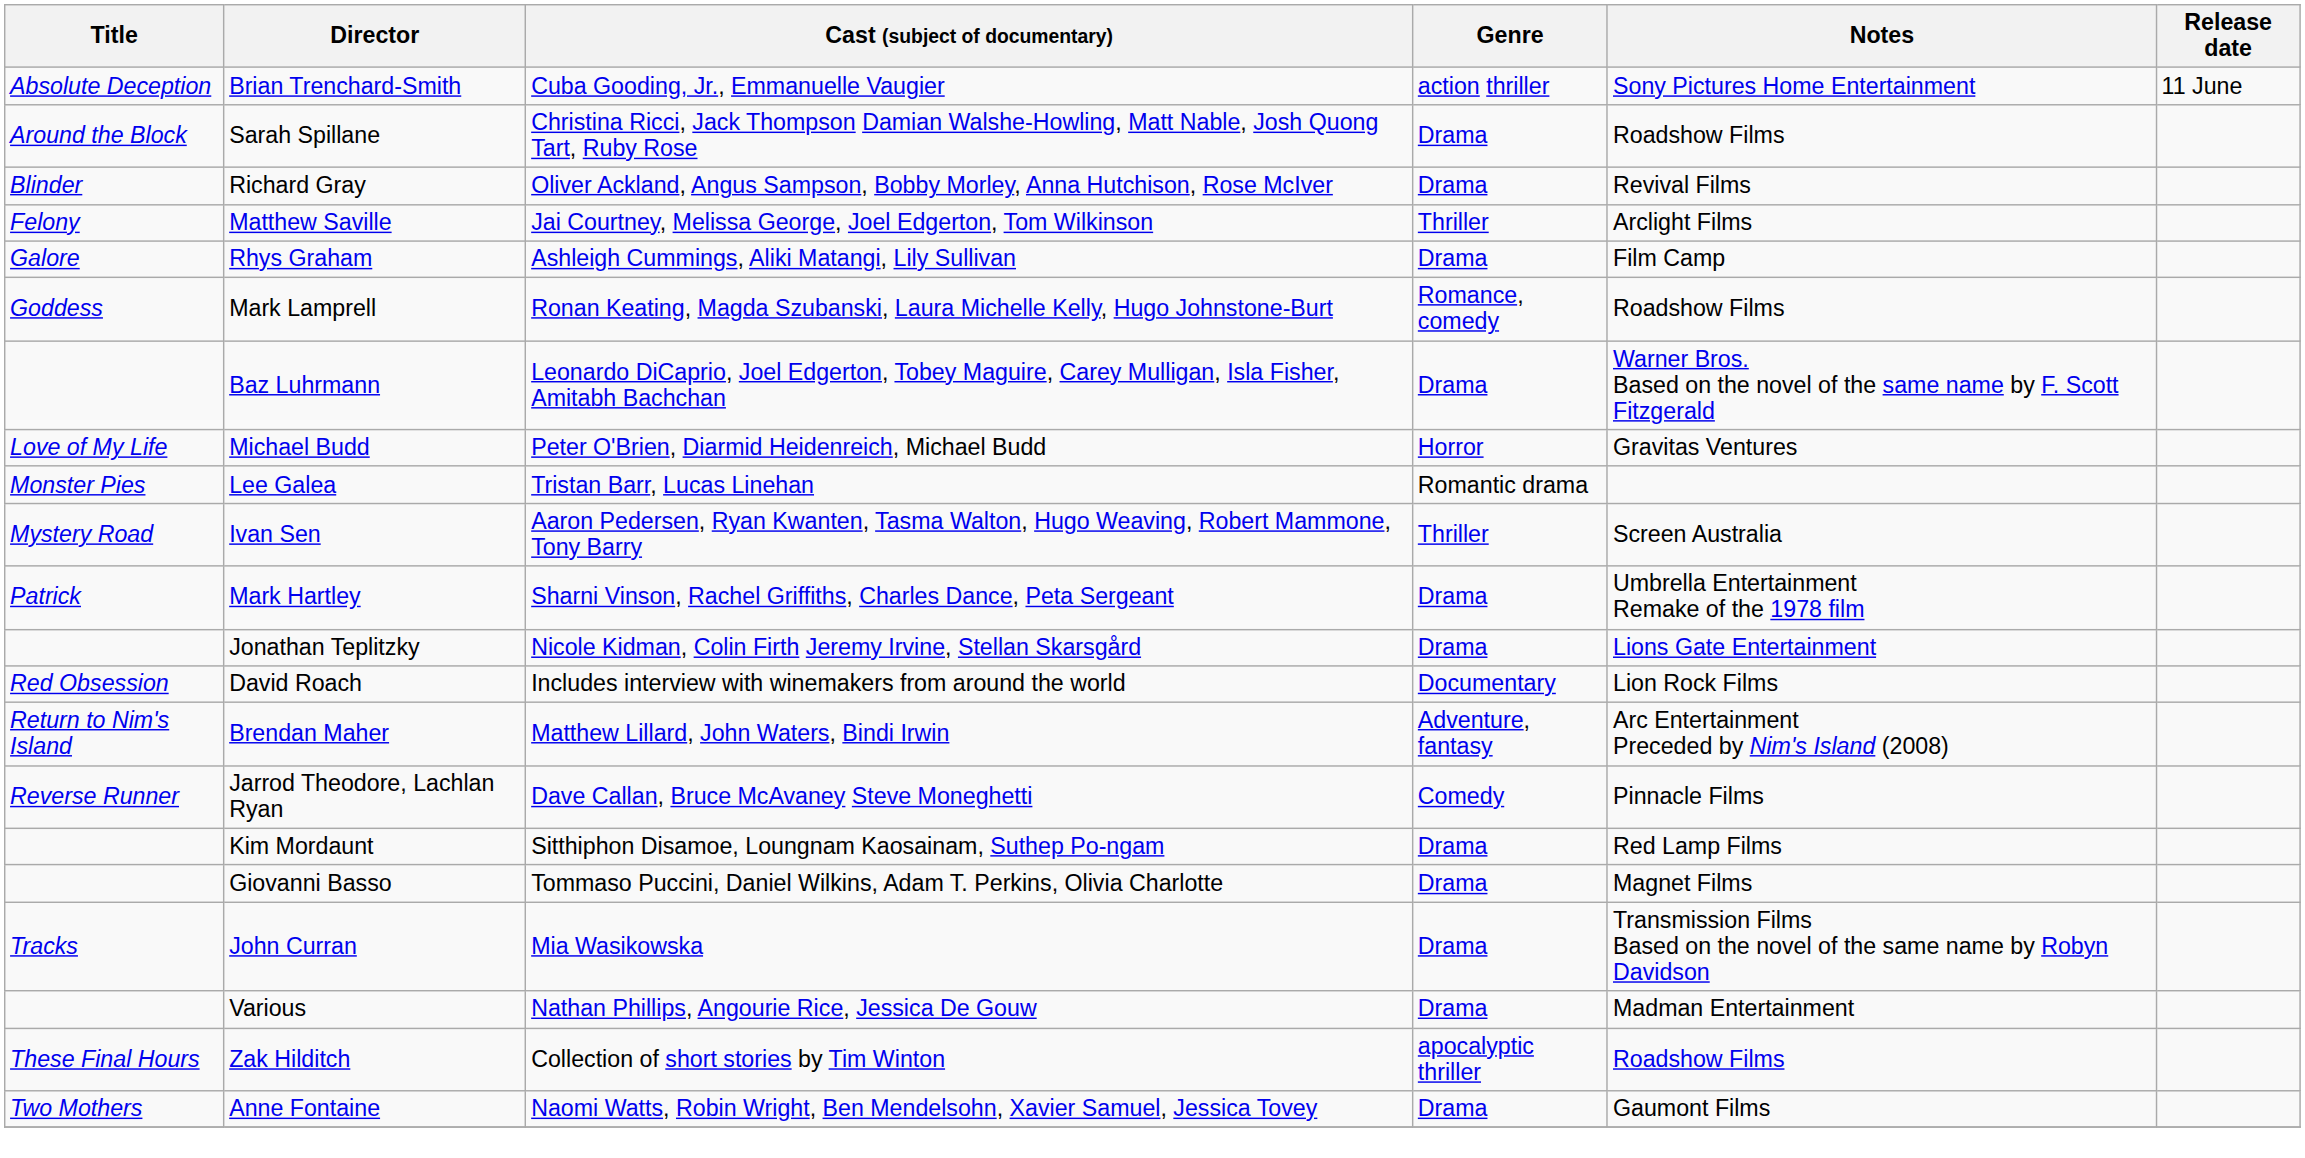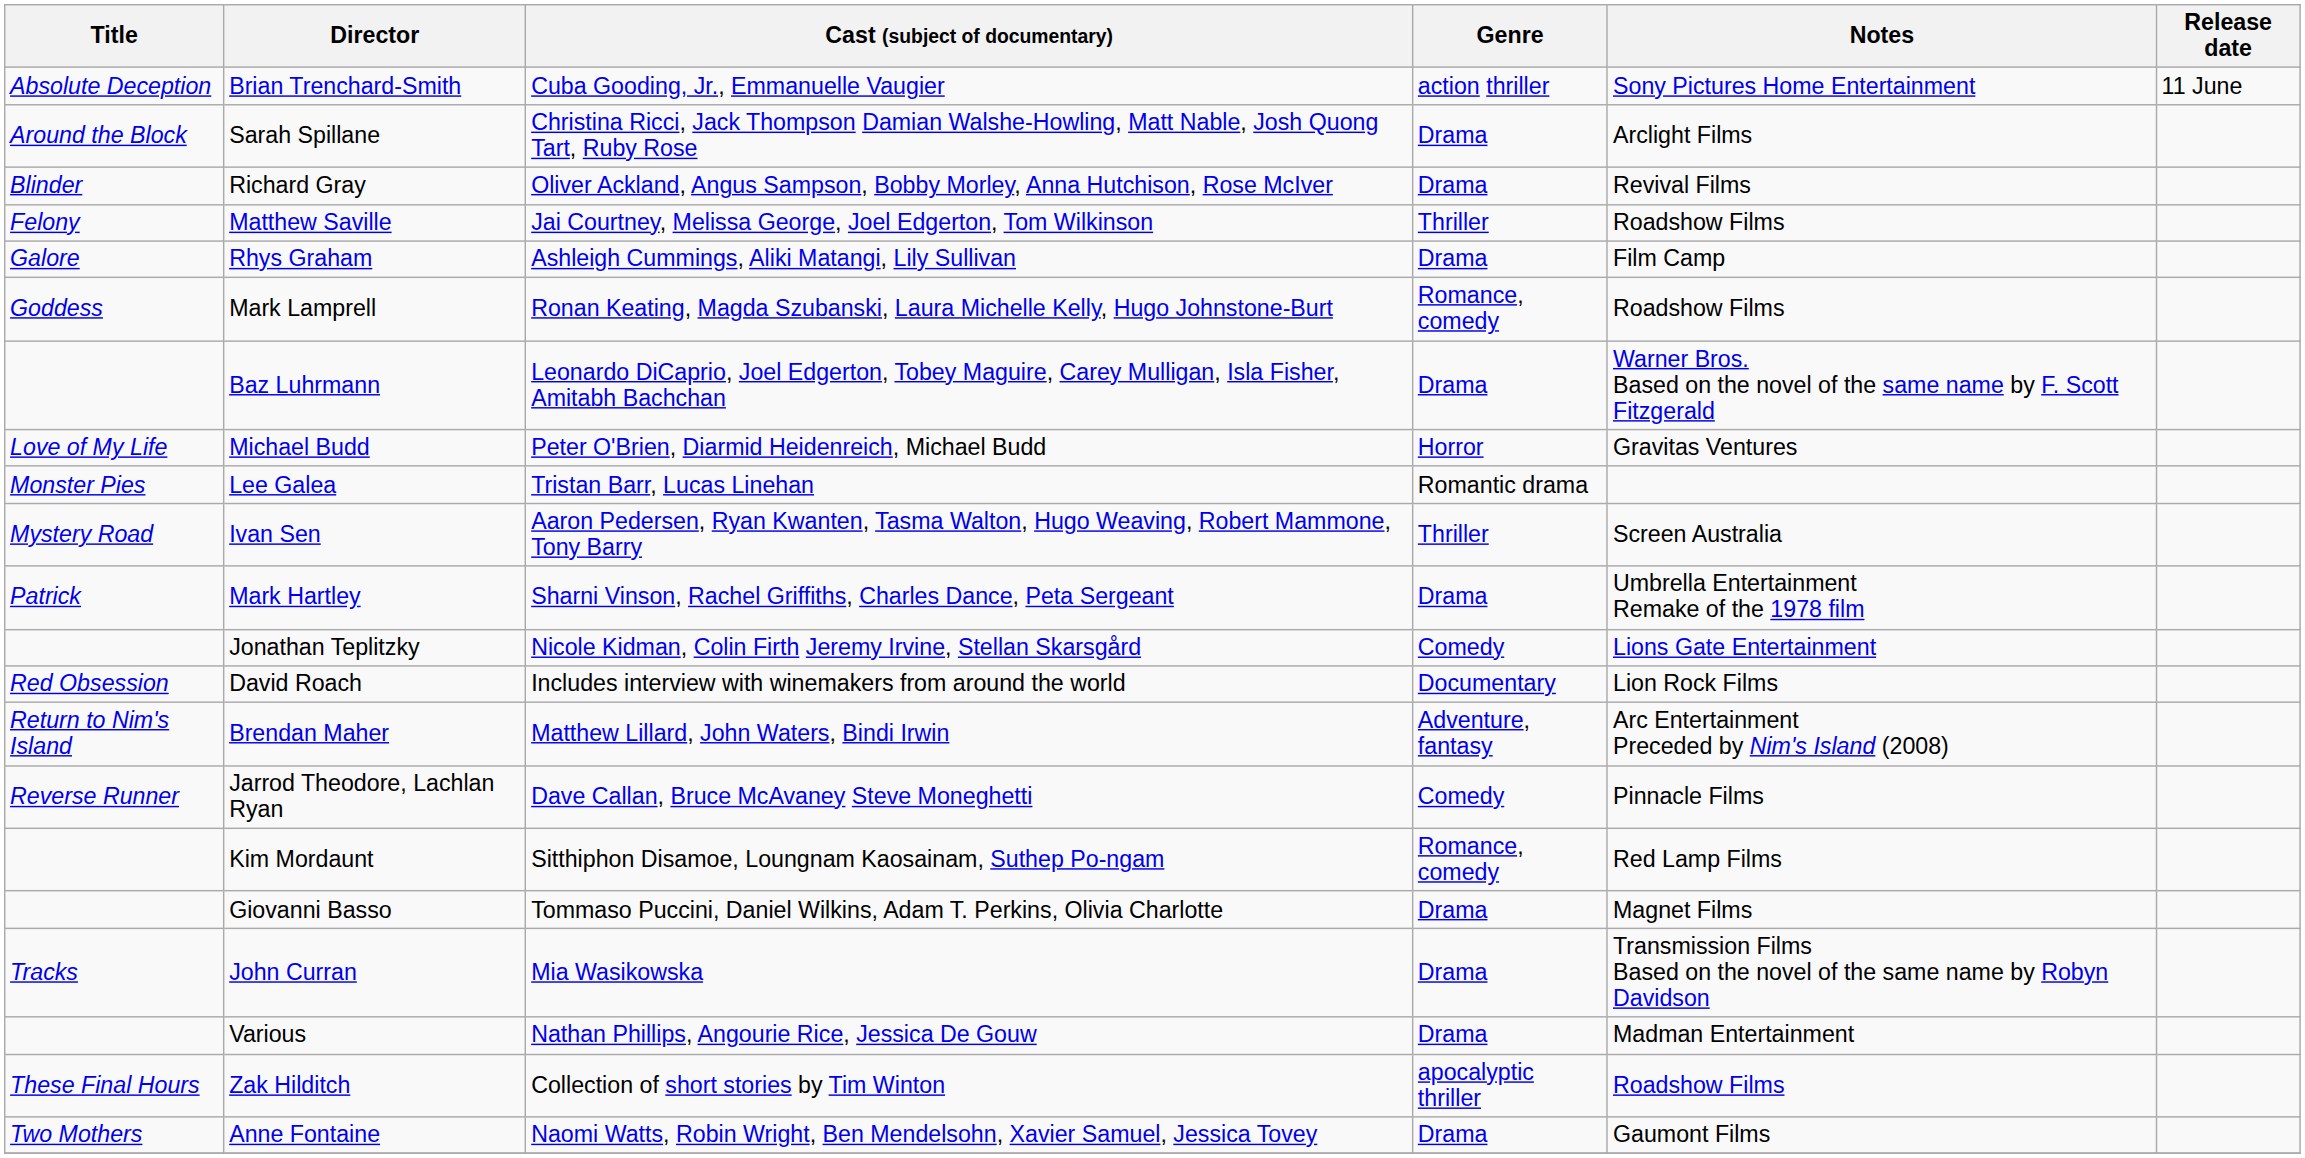(1699, 135) Roadshow Films -> (1683, 135) Arclight Films
(1683, 222) Arclight Films -> (1699, 222) Roadshow Films
(1453, 647) Drama -> (1461, 647) Comedy
(1453, 846) Drama -> (1471, 859) Romance, comedy
